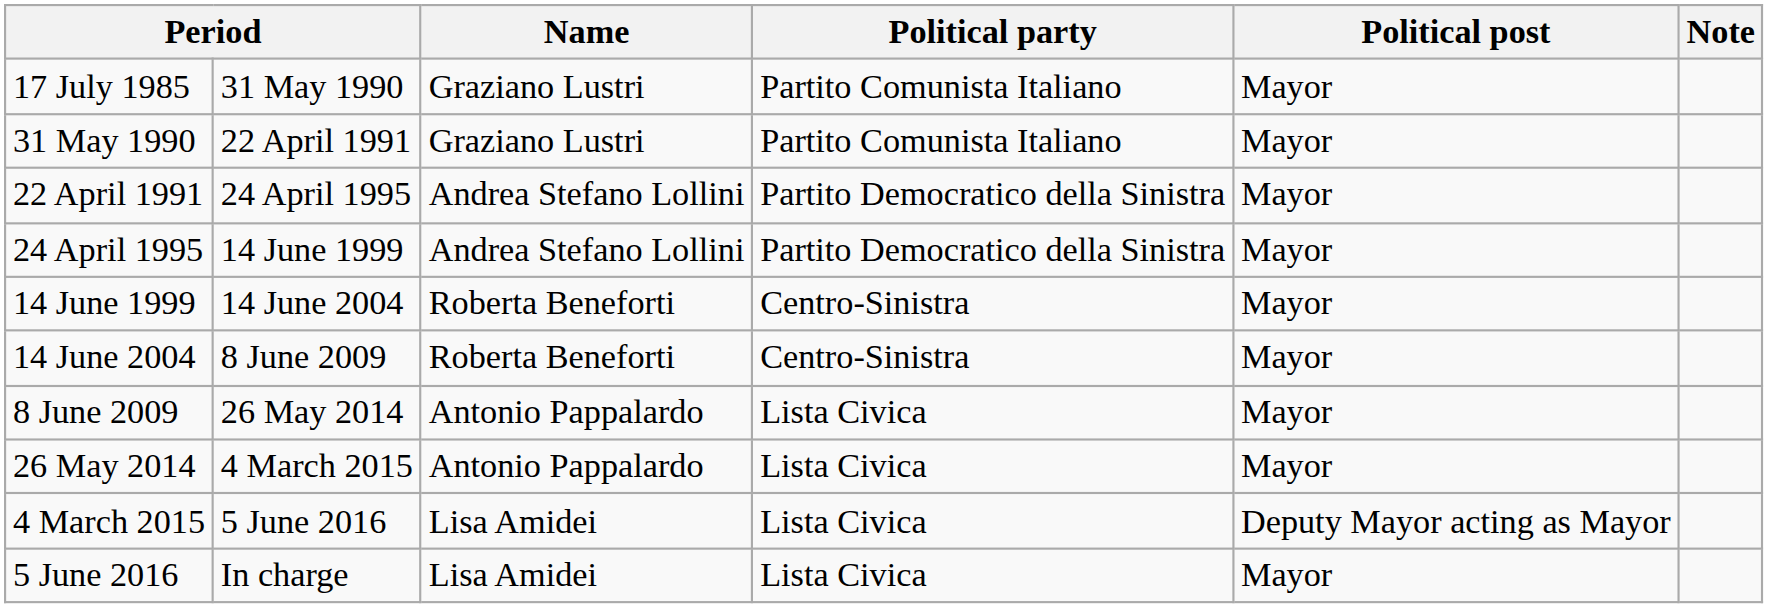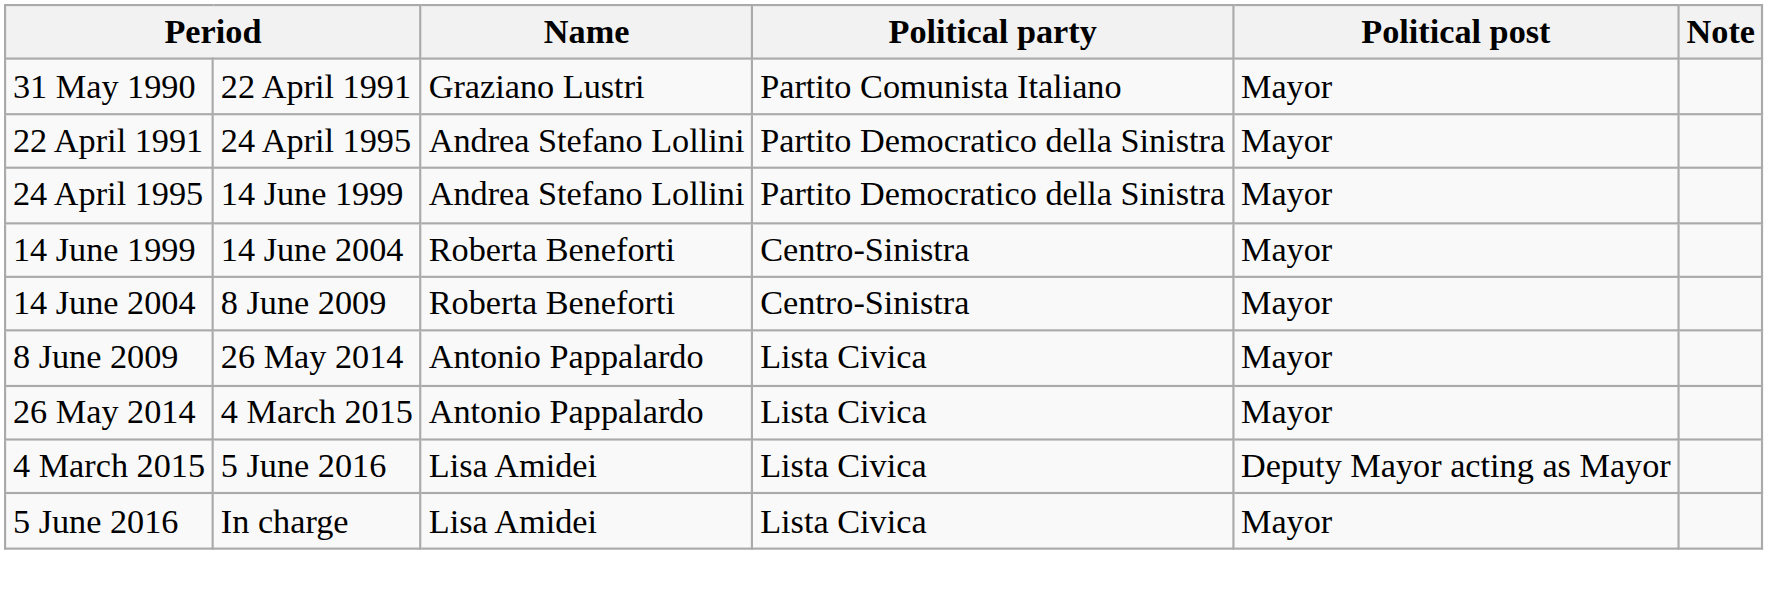- row: (101, 85)
